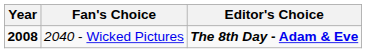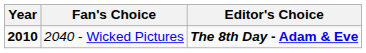(23, 36) 2008 -> (23, 36) 2010
